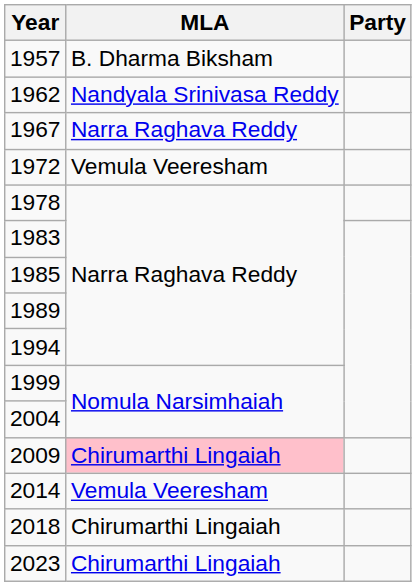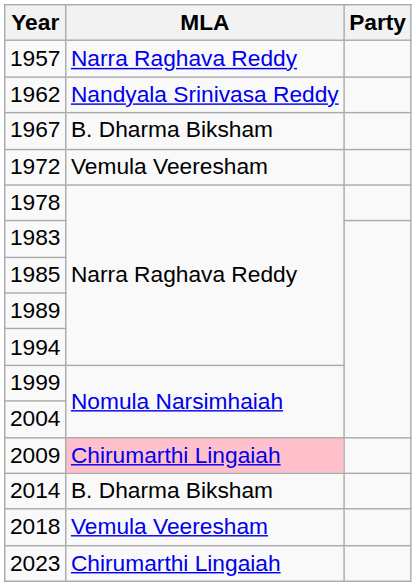(172, 58) B. Dharma Biksham -> (184, 58) Narra Raghava Reddy
(184, 130) Narra Raghava Reddy -> (172, 130) B. Dharma Biksham
(169, 490) Vemula Veeresham -> (172, 490) B. Dharma Biksham
(176, 526) Chirumarthi Lingaiah -> (169, 526) Vemula Veeresham
